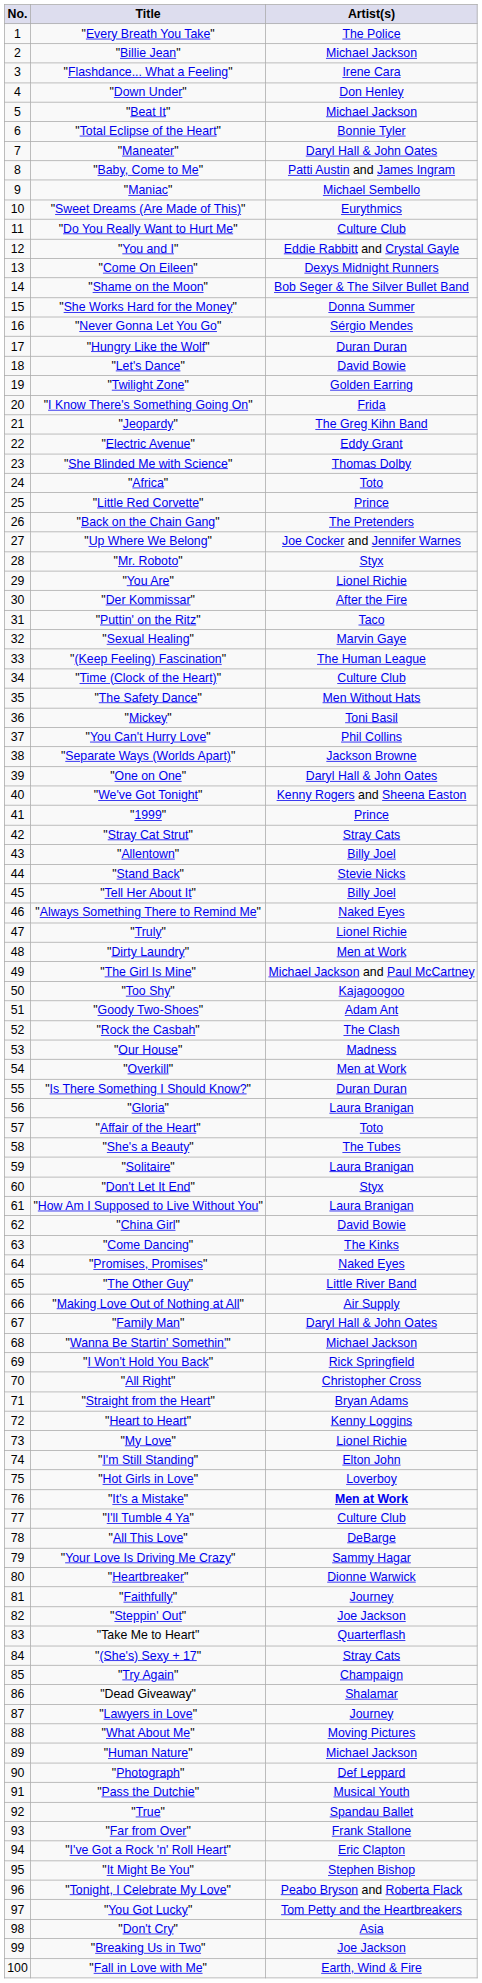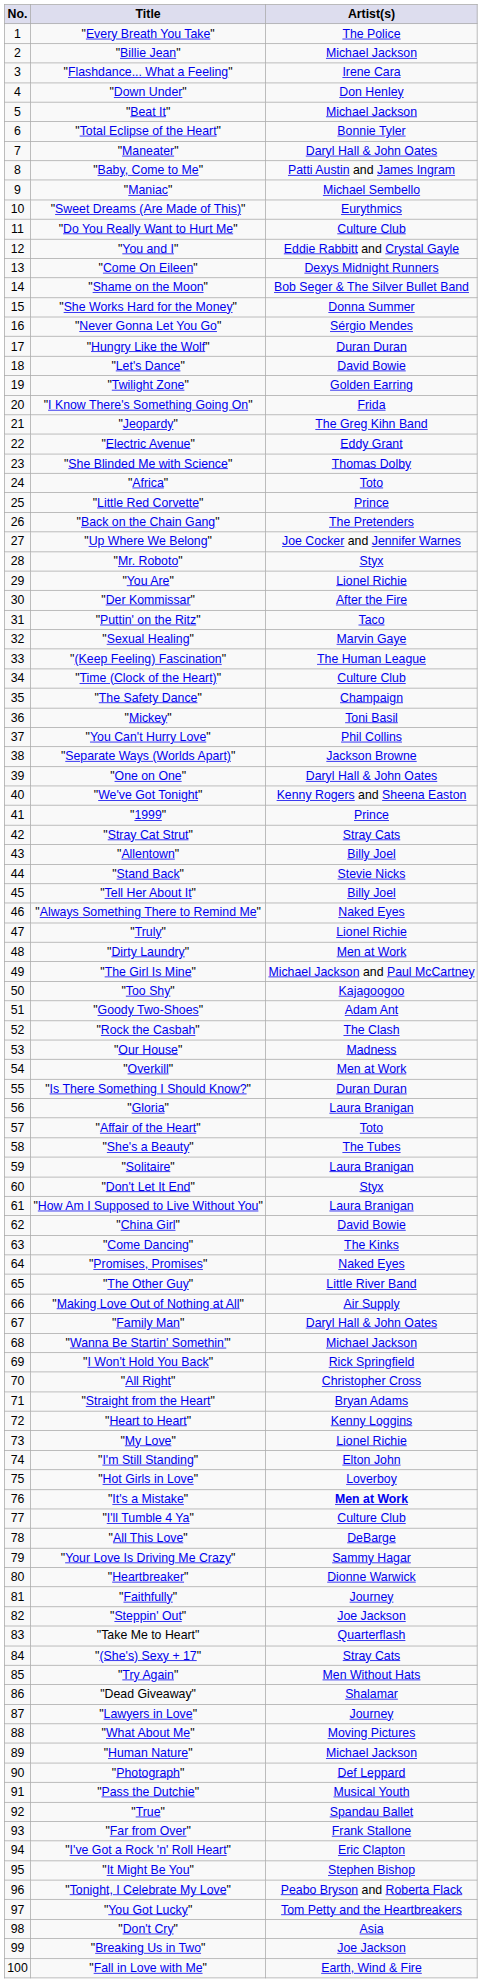(371, 698) Men Without Hats -> (372, 698) Champaign
(372, 1675) Champaign -> (371, 1675) Men Without Hats
